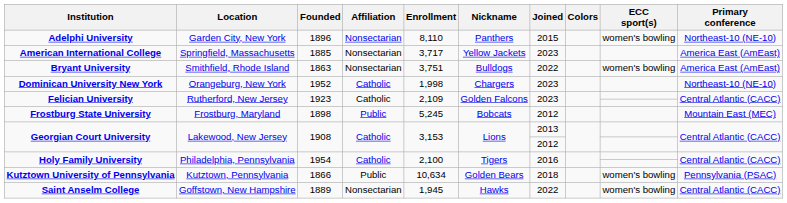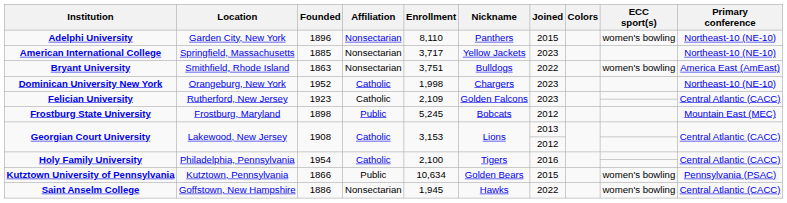(730, 53) America East (AmEast) -> (730, 53) Northeast-10 (NE-10)
(548, 175) 2018 -> (548, 175) 2015
(320, 190) 1889 -> (320, 190) 1886
